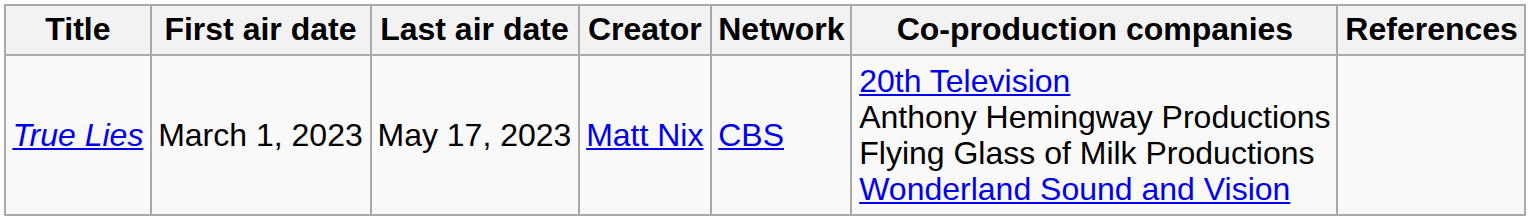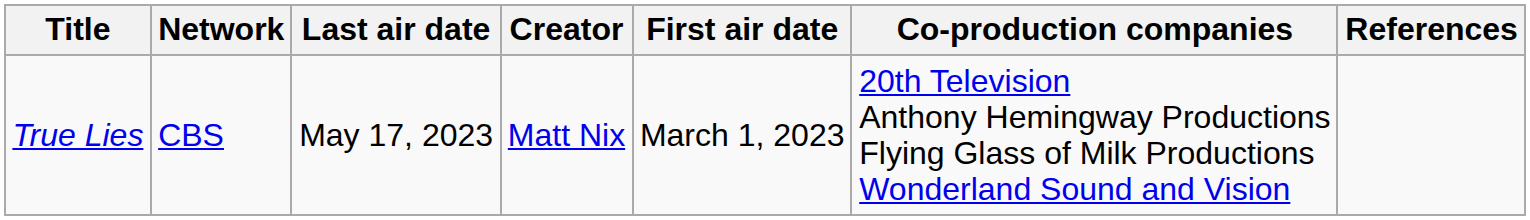columns swapped: (260, 29) <-> (781, 29)
